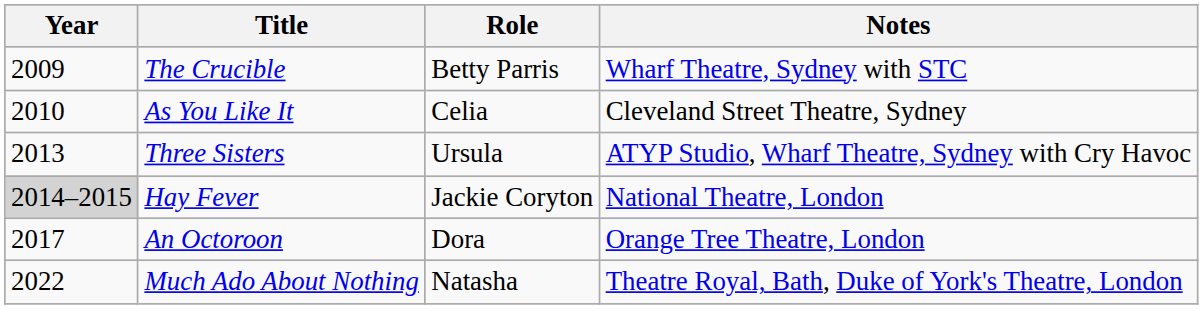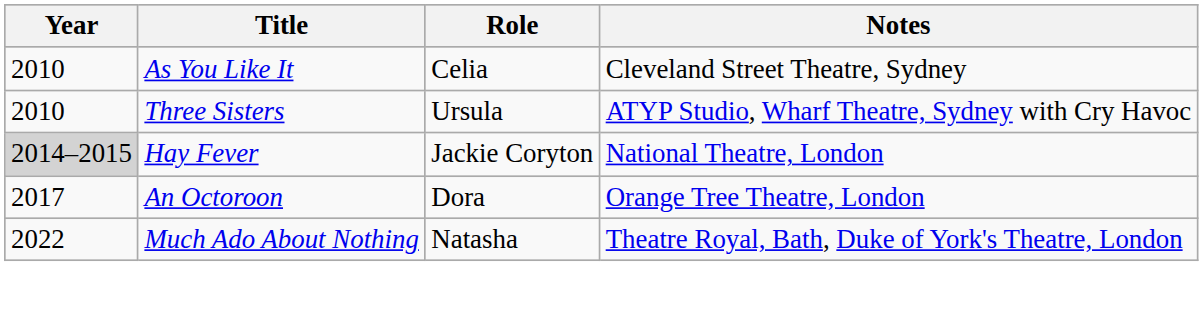- row: (215, 68)
(38, 153) 2013 -> (38, 111) 2010
